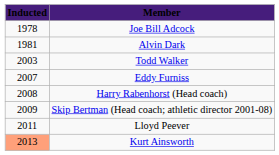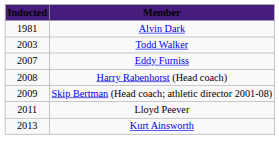- row: (162, 28)
(27, 142) lightsalmon background -> (27, 126) no background
